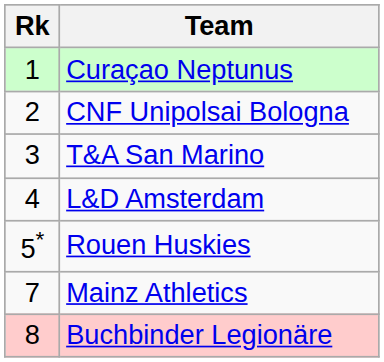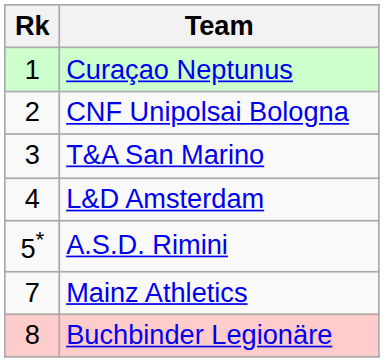+ row: (147, 245)
- row: (158, 245)
